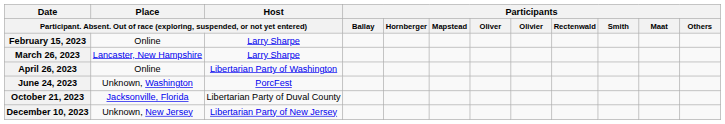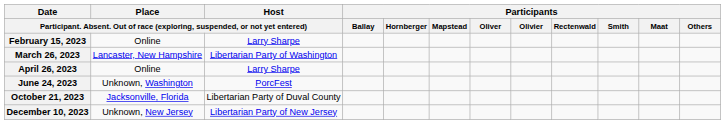(274, 54) Larry Sharpe -> (274, 54) Libertarian Party of Washington
(274, 69) Libertarian Party of Washington -> (274, 69) Larry Sharpe
